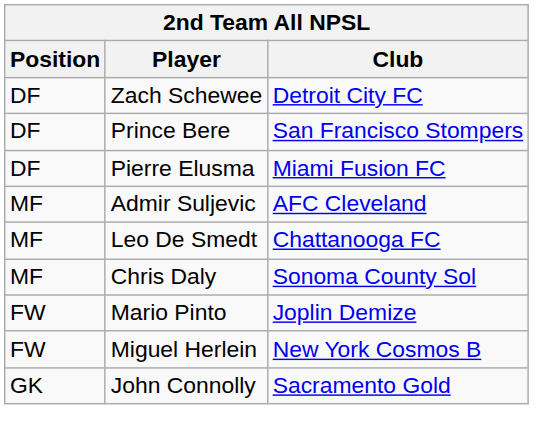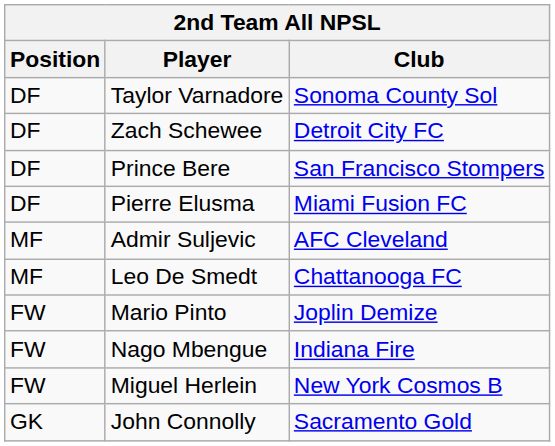+ row: (197, 95)
- row: (164, 276)
+ row: (189, 349)
